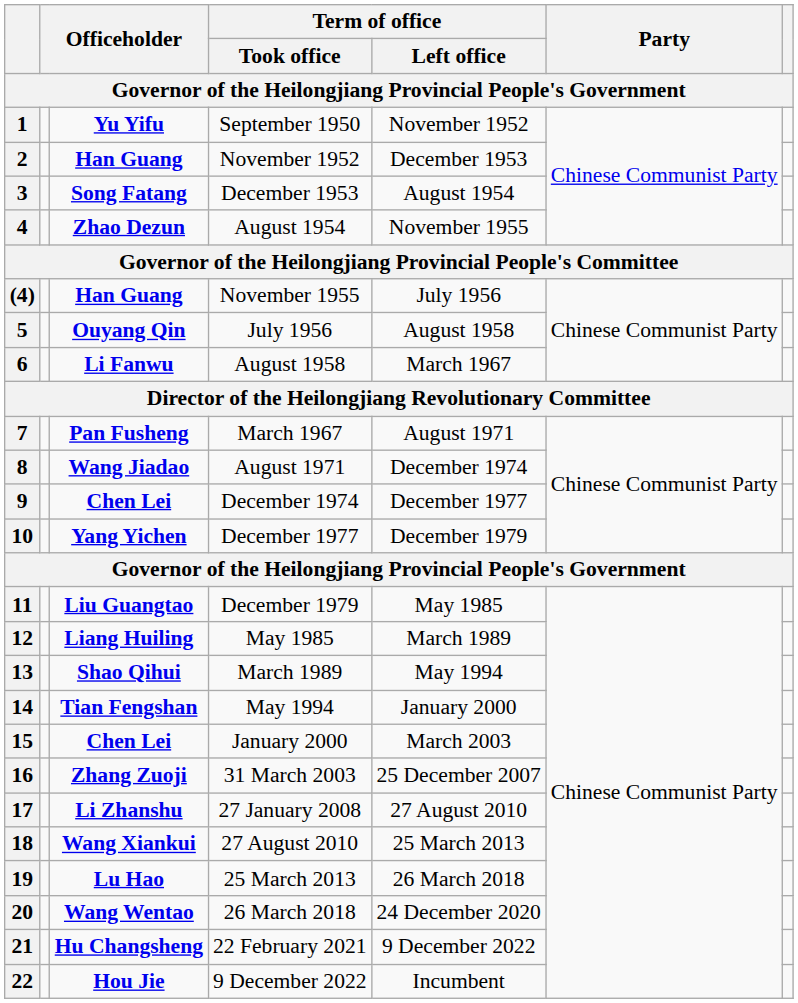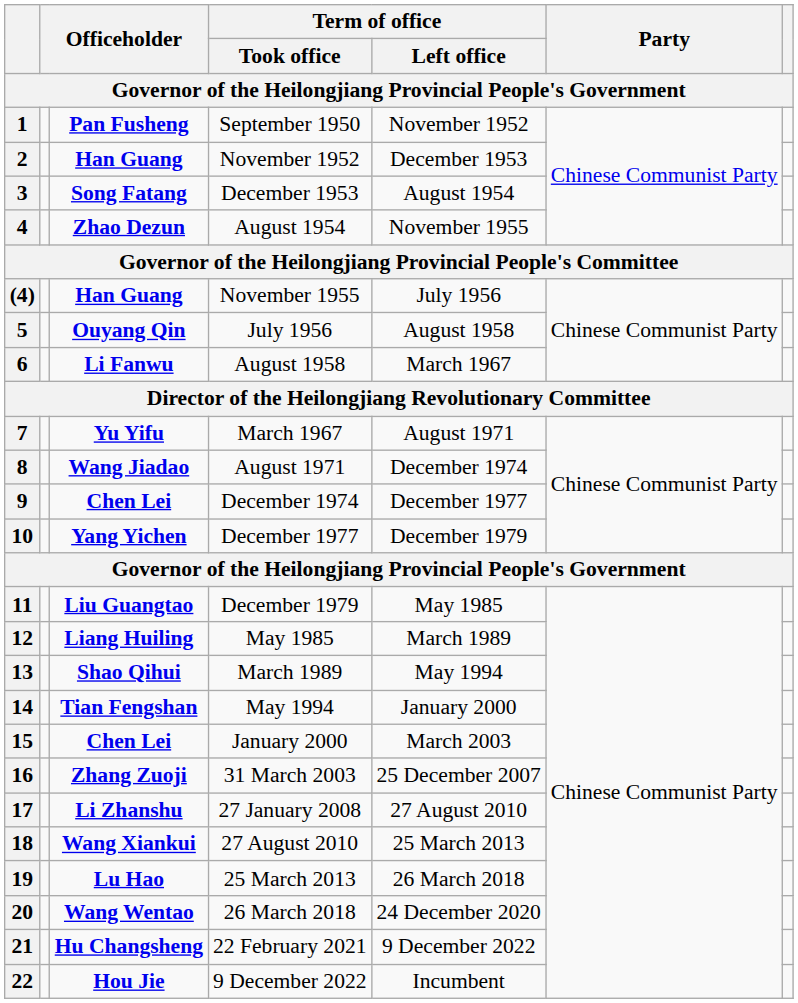(129, 124) Yu Yifu -> (129, 124) Pan Fusheng
(129, 432) Pan Fusheng -> (129, 432) Yu Yifu
